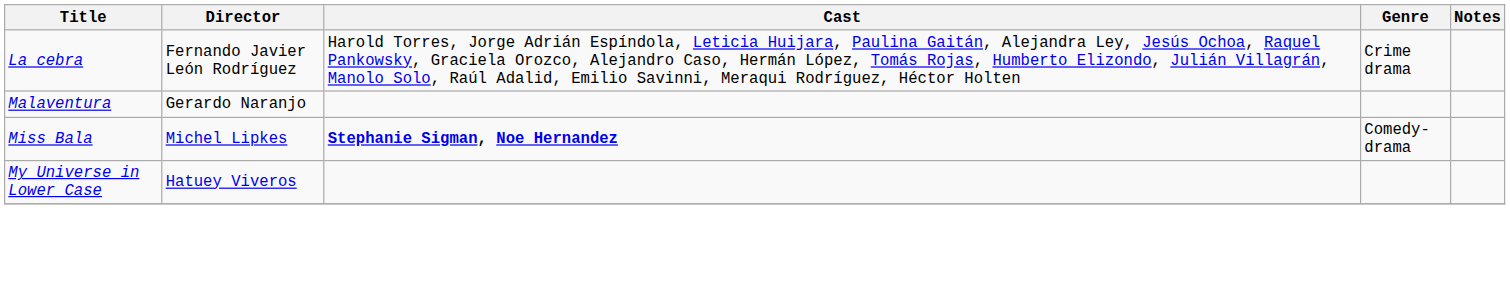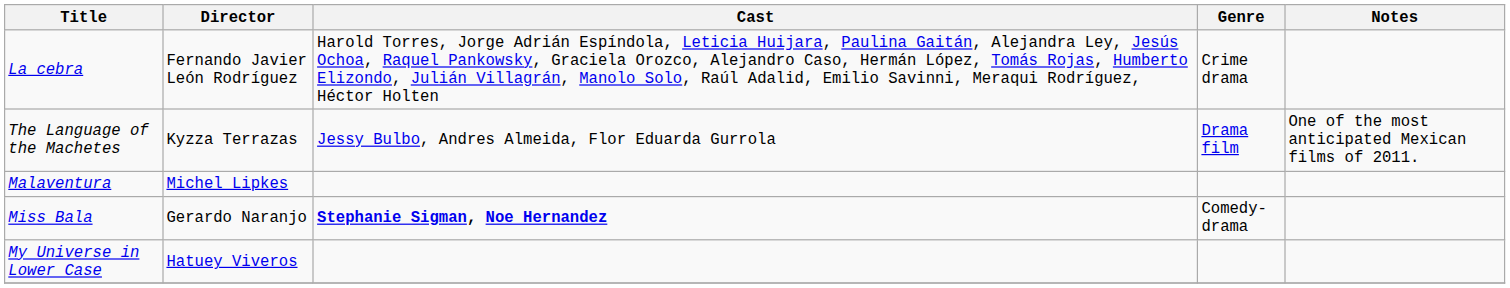+ row: (79, 140)
(236, 104) Gerardo Naranjo -> (227, 184) Michel Lipkes
(227, 139) Michel Lipkes -> (237, 218) Gerardo Naranjo
